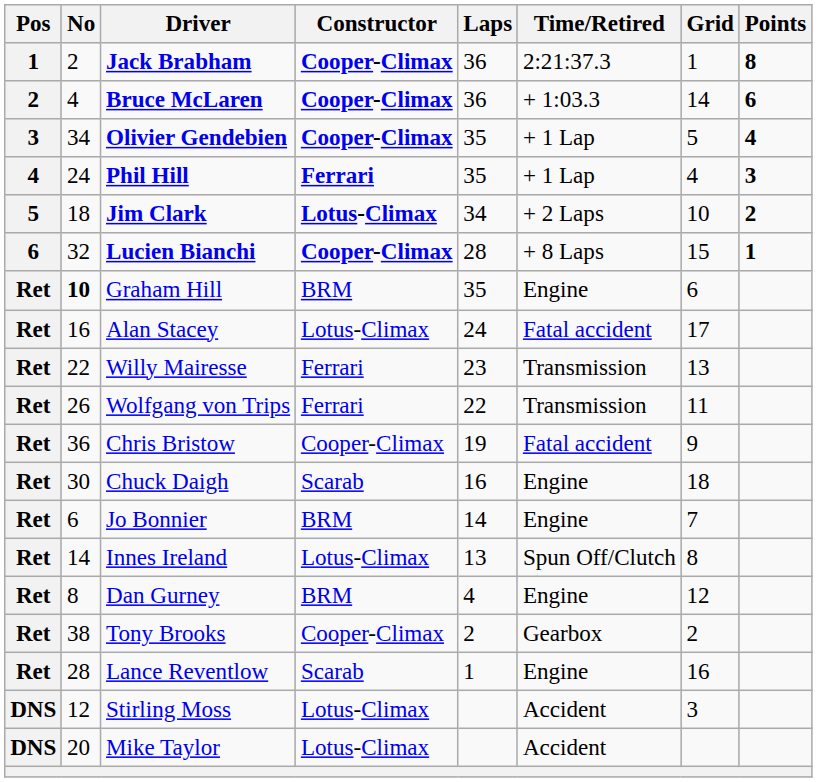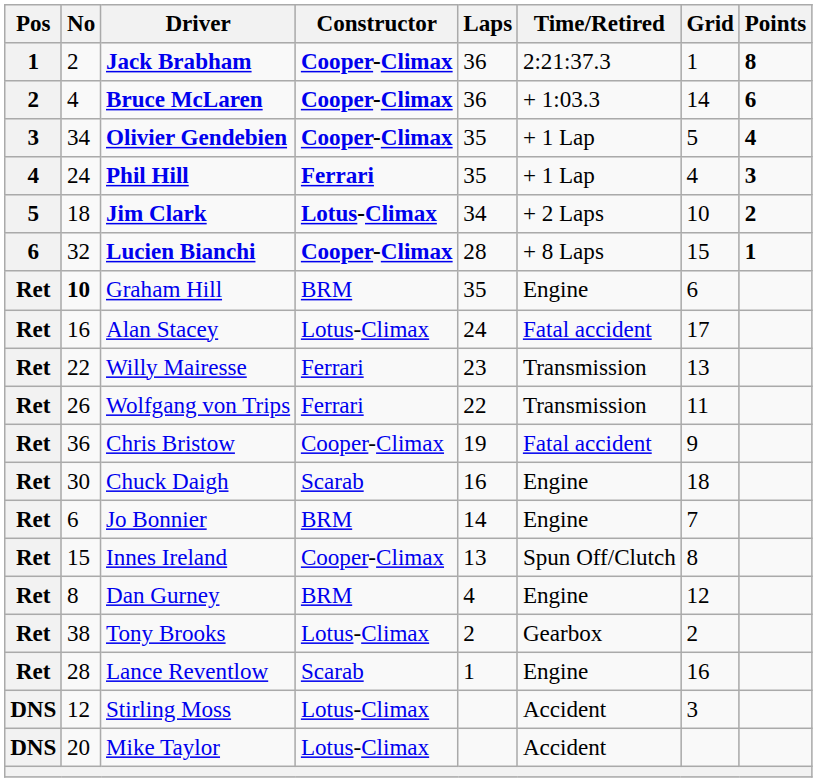(79, 557) 14 -> (79, 557) 15
(365, 557) Lotus-Climax -> (372, 557) Cooper-Climax
(372, 633) Cooper-Climax -> (365, 633) Lotus-Climax
